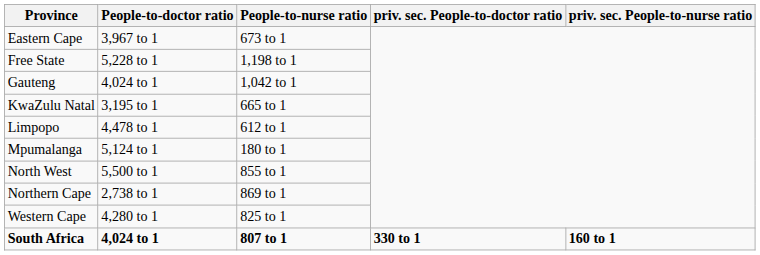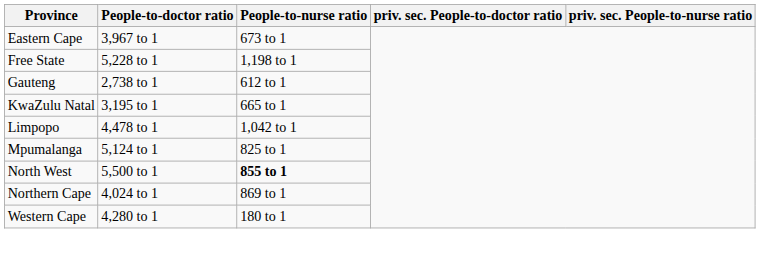(130, 82) 4,024 to 1 -> (130, 82) 2,738 to 1
(269, 82) 1,042 to 1 -> (263, 82) 612 to 1
(263, 127) 612 to 1 -> (269, 127) 1,042 to 1
(263, 149) 180 to 1 -> (263, 149) 825 to 1
(263, 171) normal -> (264, 171) bold
(130, 194) 2,738 to 1 -> (130, 194) 4,024 to 1
(263, 216) 825 to 1 -> (263, 216) 180 to 1
- row: (46, 238)
